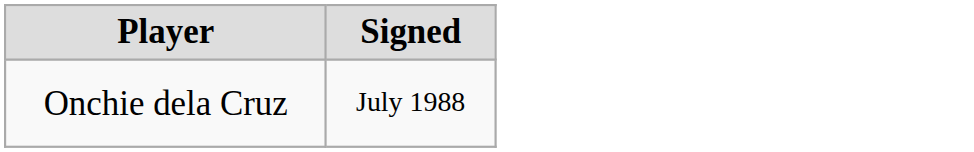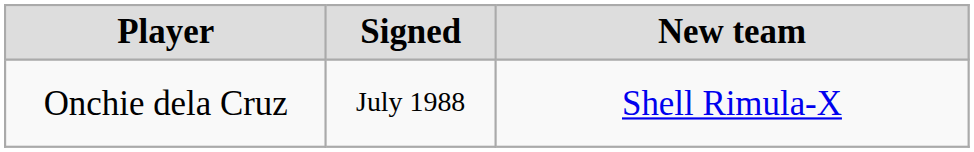+ column: (732, 32)
